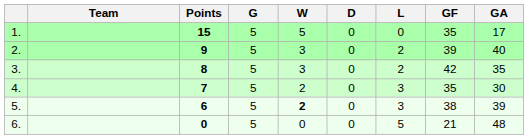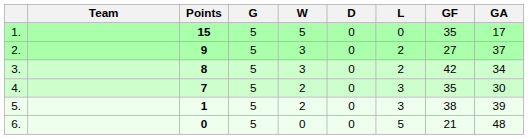(450, 50) 39 -> (450, 50) 27
(499, 50) 40 -> (499, 50) 37
(499, 69) 35 -> (499, 69) 34
(204, 106) 6 -> (204, 106) 1
(302, 106) bold -> (302, 106) normal
